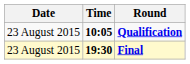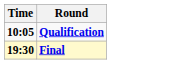- column: (43, 13)
